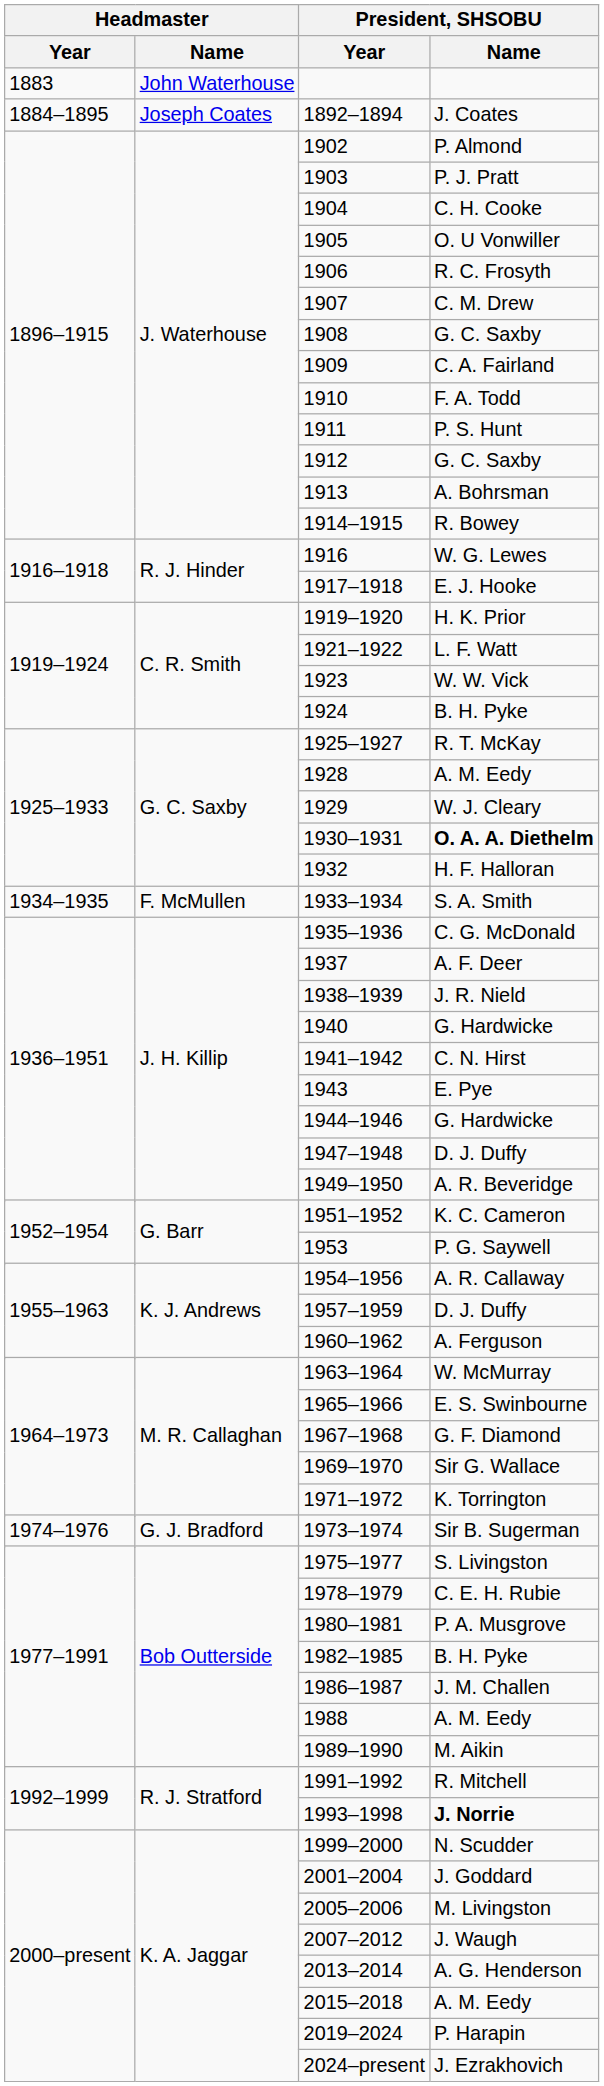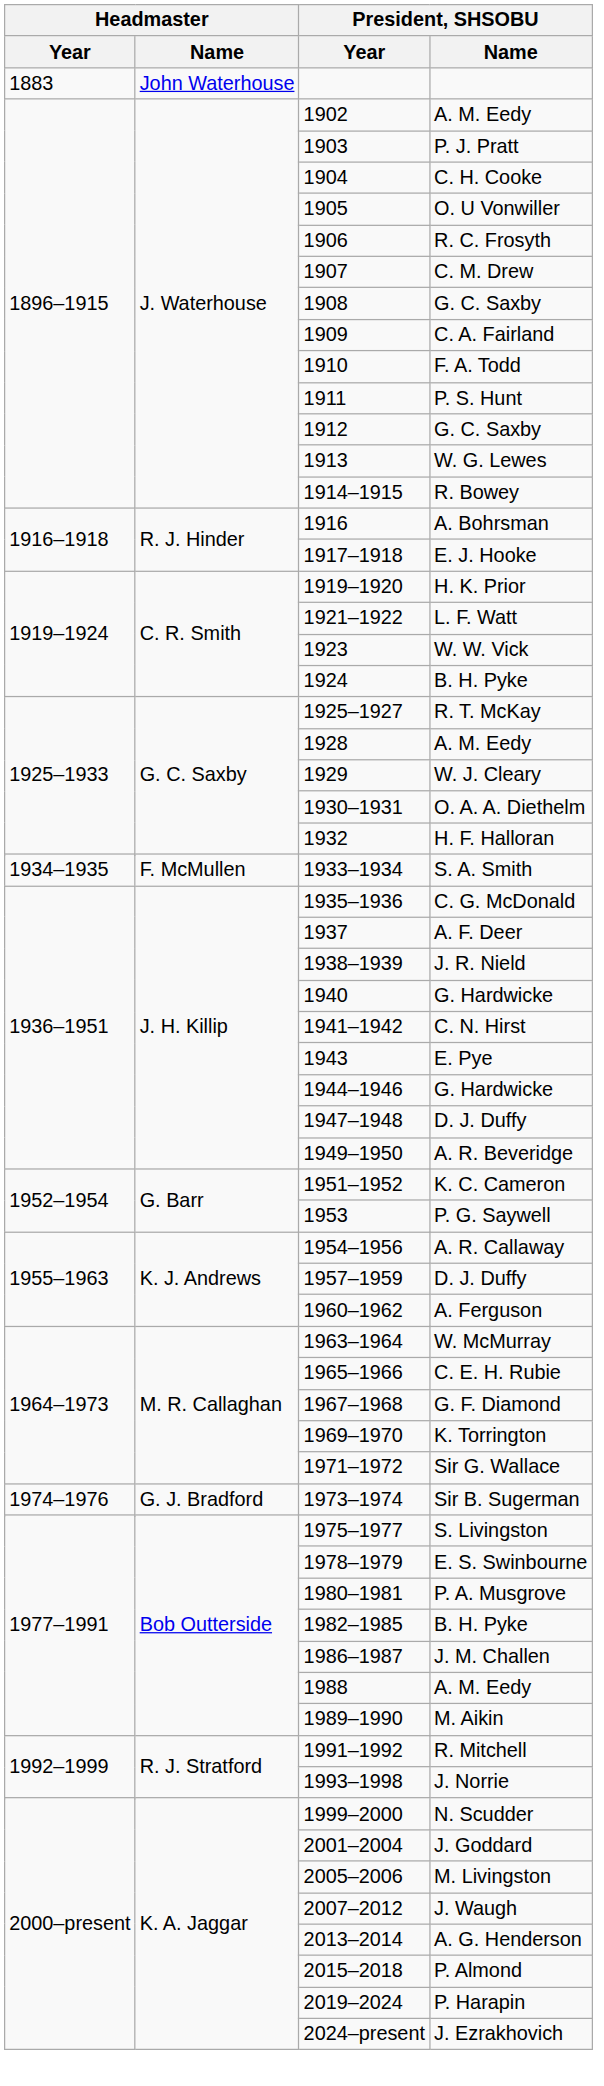- row: (59, 114)
(478, 146) P. Almond -> (483, 114) A. M. Eedy
(491, 492) A. Bohrsman -> (490, 460) W. G. Lewes
(490, 555) W. G. Lewes -> (491, 523) A. Bohrsman
(514, 838) bold -> (510, 806) normal
(511, 1404) E. S. Swinbourne -> (497, 1373) C. E. H. Rubie
(497, 1467) Sir G. Wallace -> (490, 1436) K. Torrington
(490, 1499) K. Torrington -> (497, 1467) Sir G. Wallace
(497, 1593) C. E. H. Rubie -> (511, 1562) E. S. Swinbourne
(474, 1813) bold -> (472, 1782) normal
(483, 2002) A. M. Eedy -> (478, 1971) P. Almond
